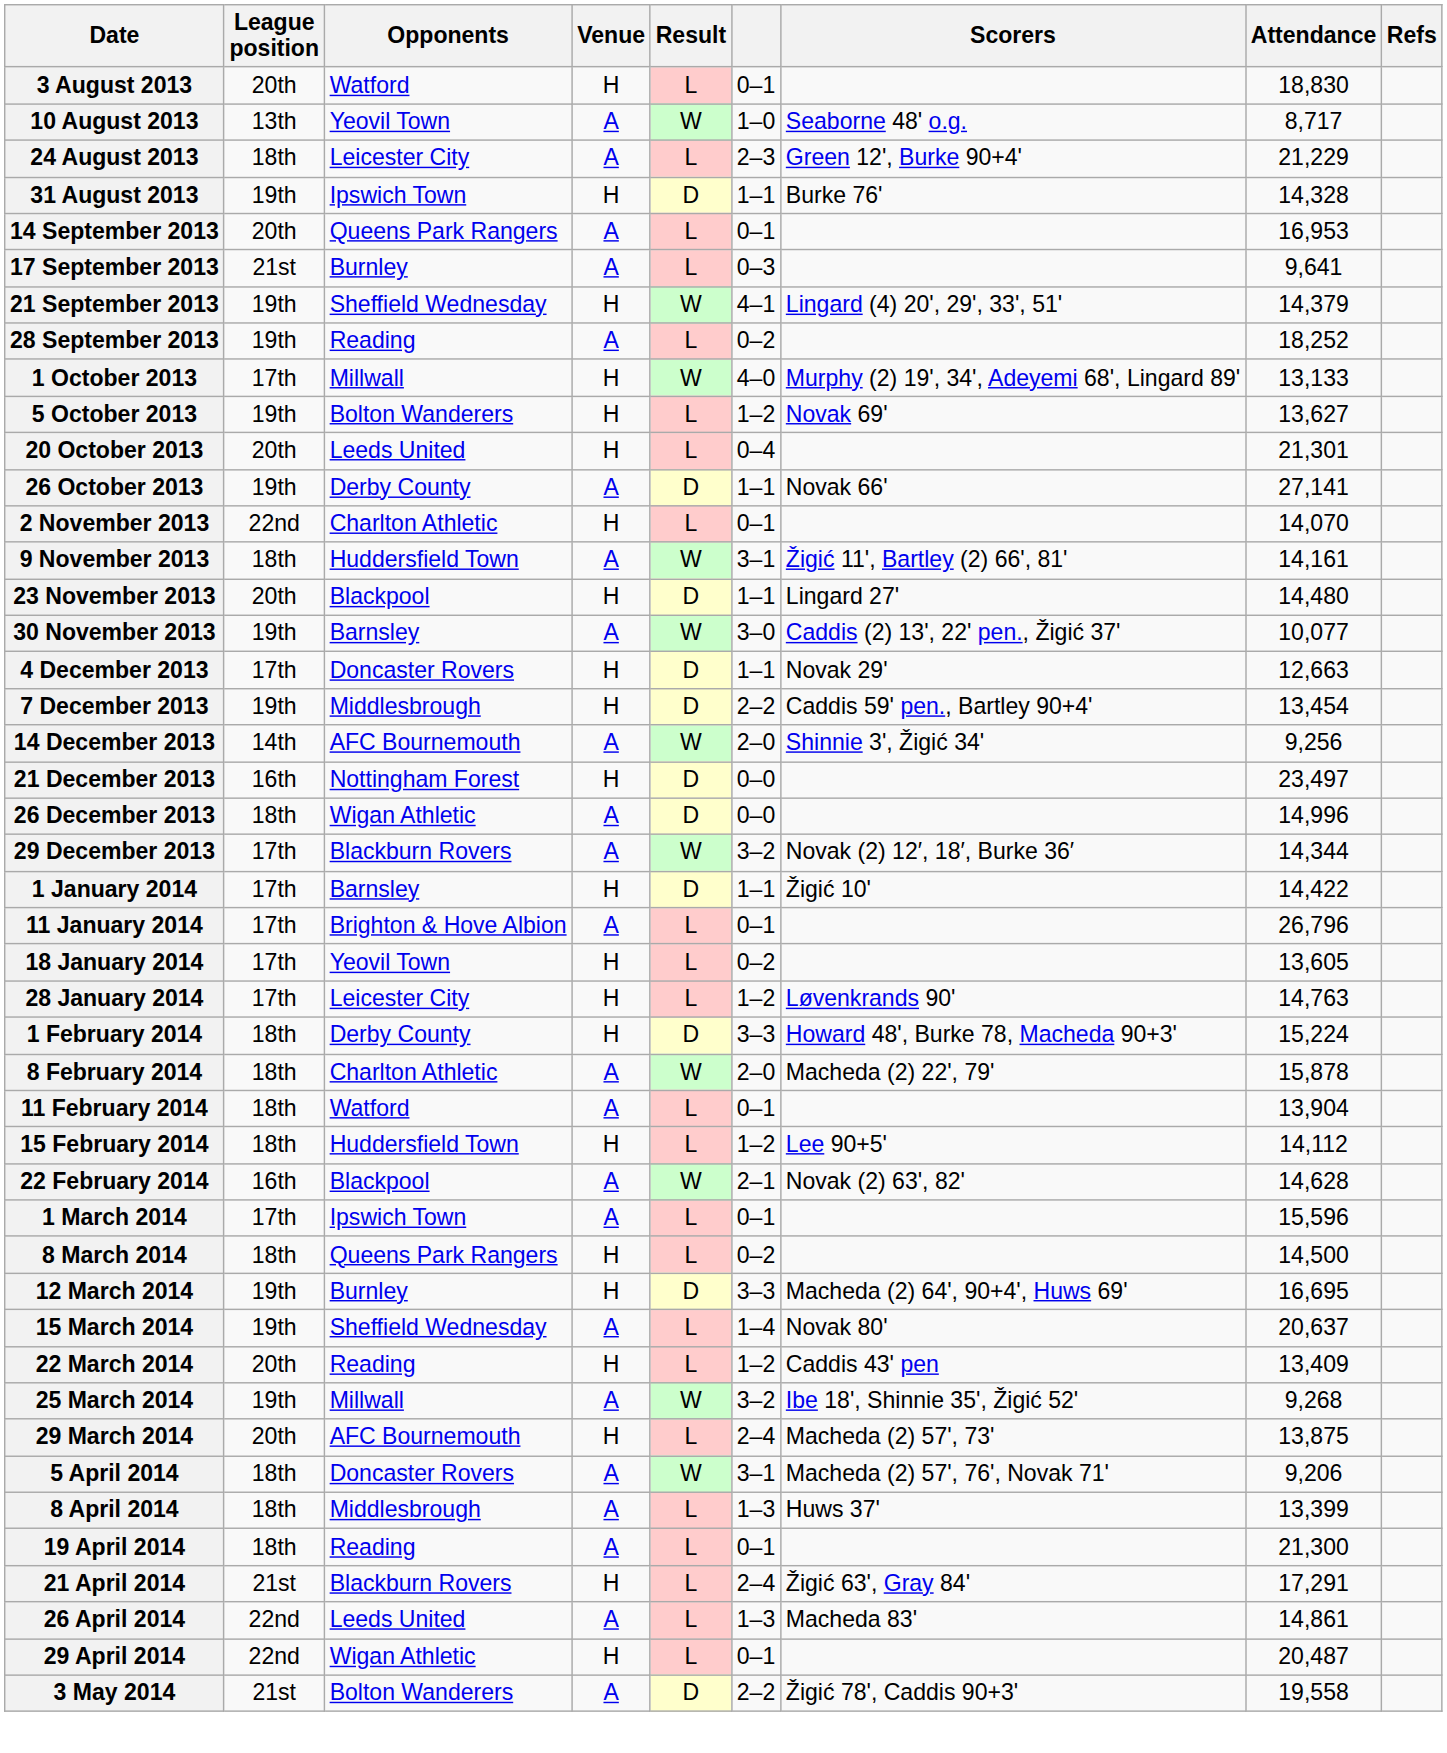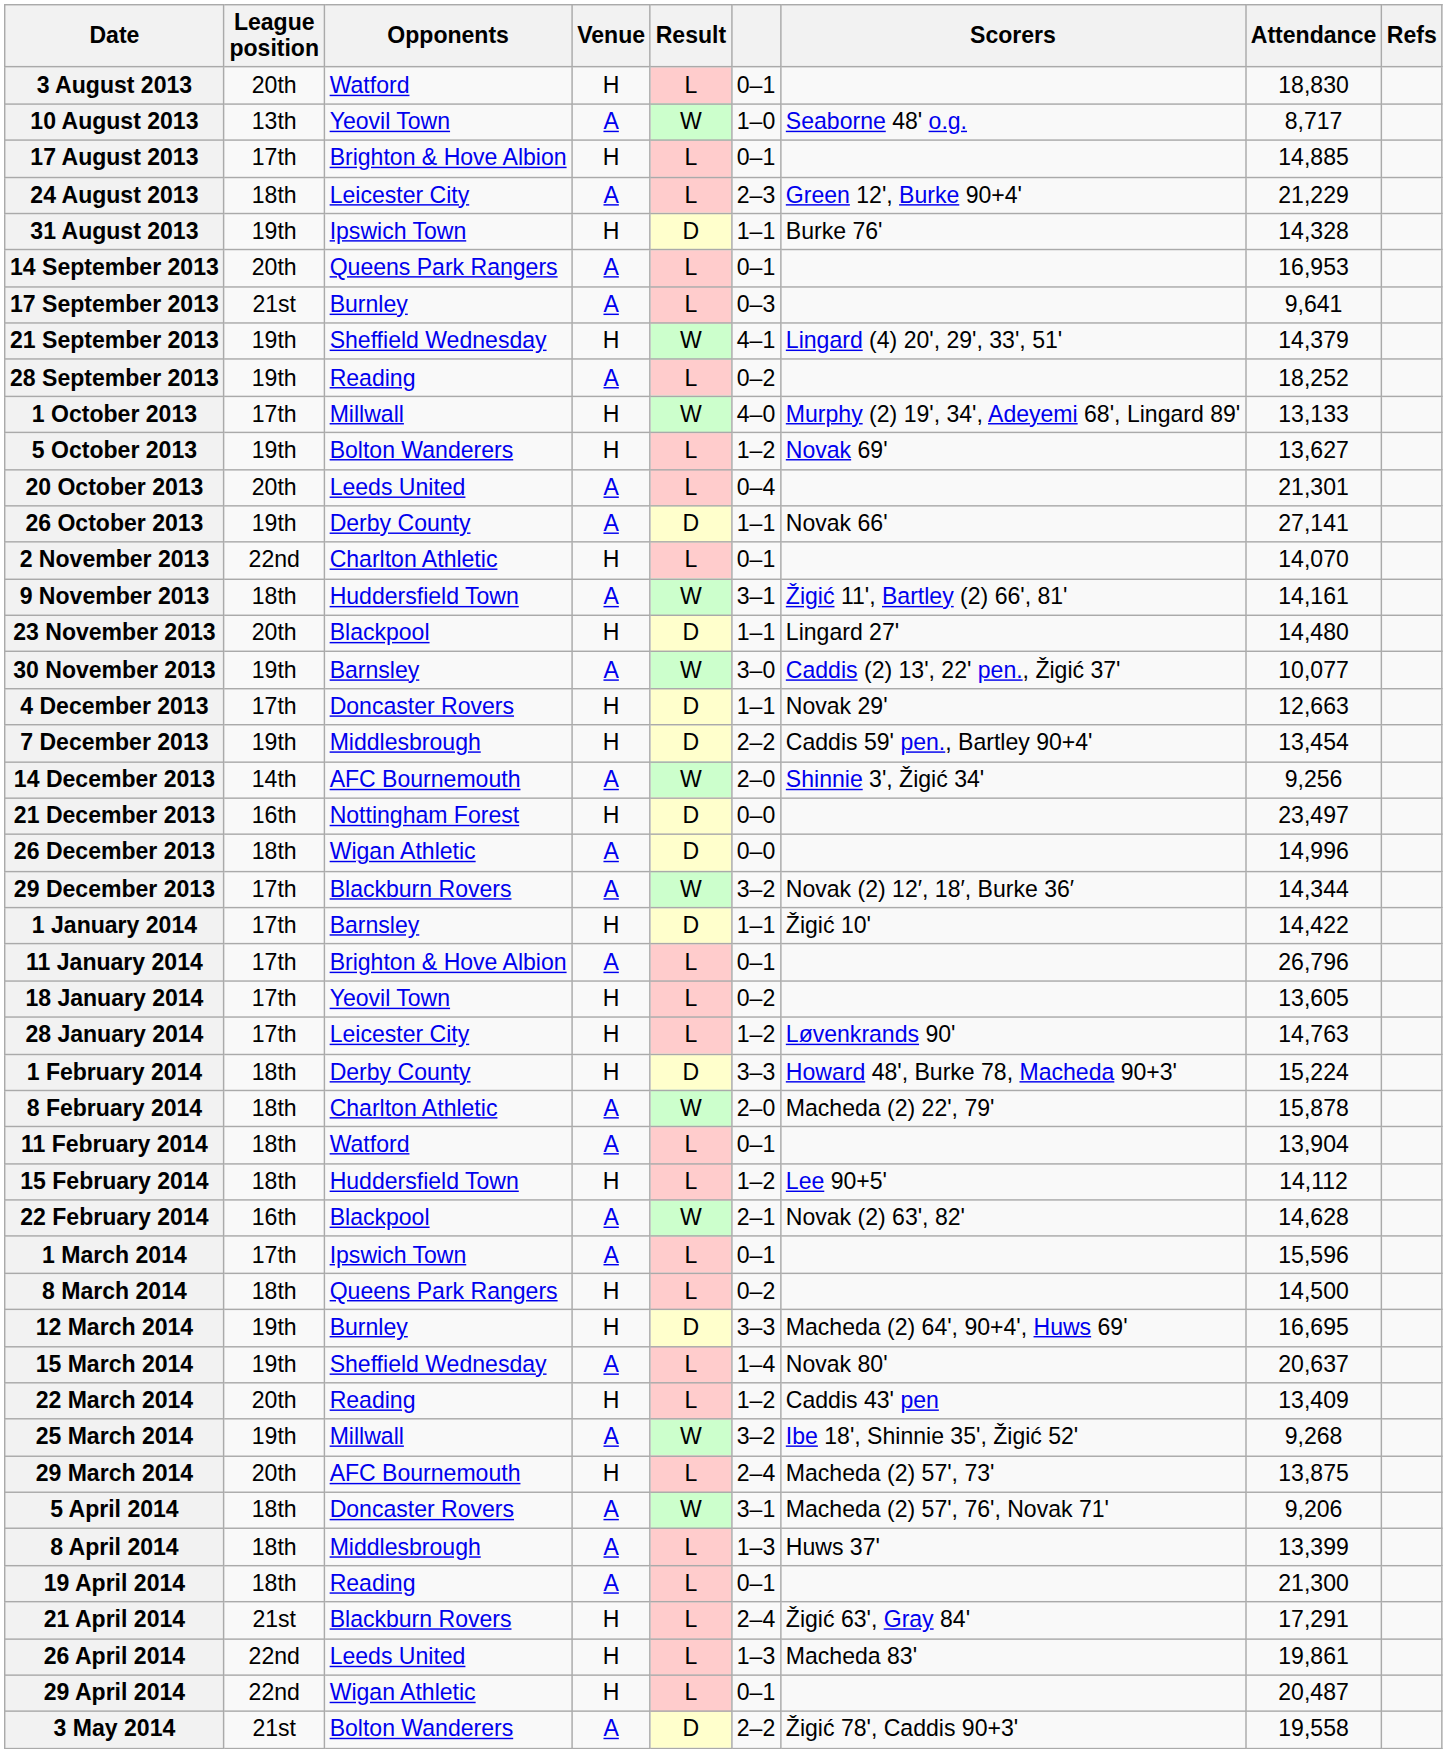+ row: (114, 158)
(611, 450) H -> (611, 487) A
(611, 1619) A -> (611, 1656) H
(1314, 1619) 14,861 -> (1314, 1656) 19,861
